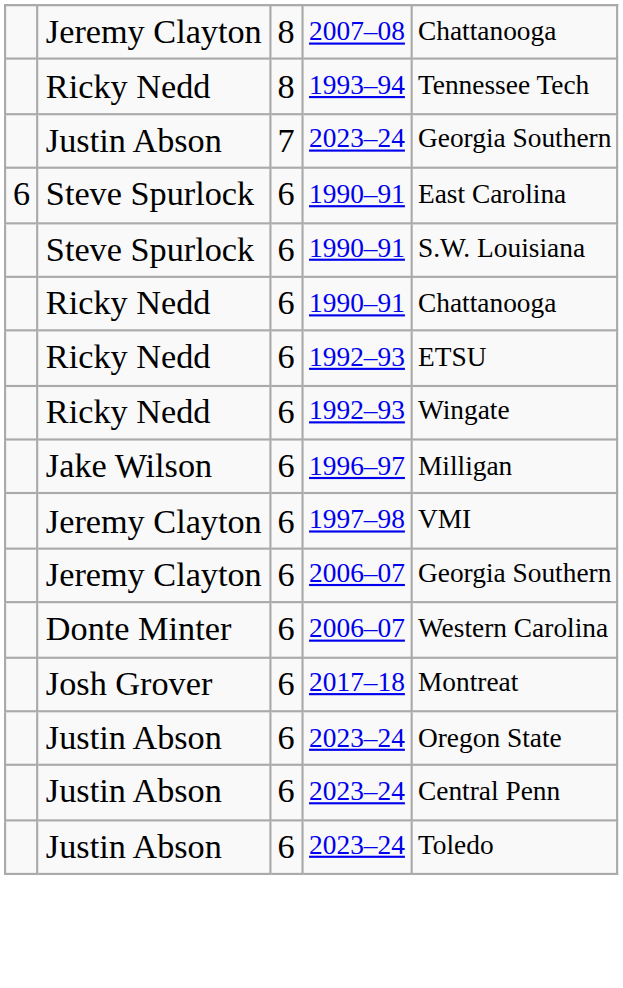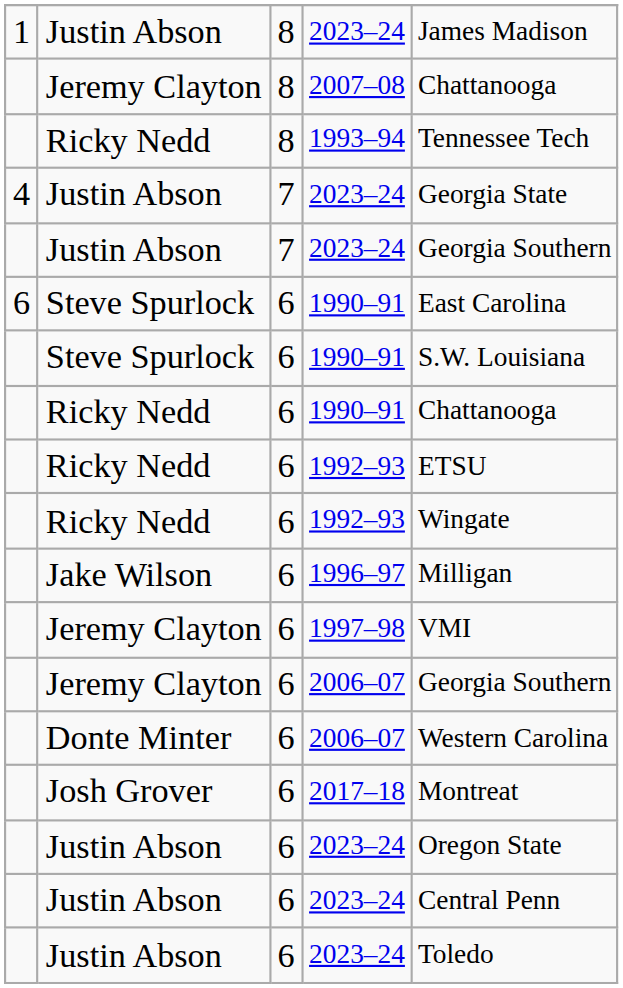+ row: (22, 31)
+ row: (22, 194)
